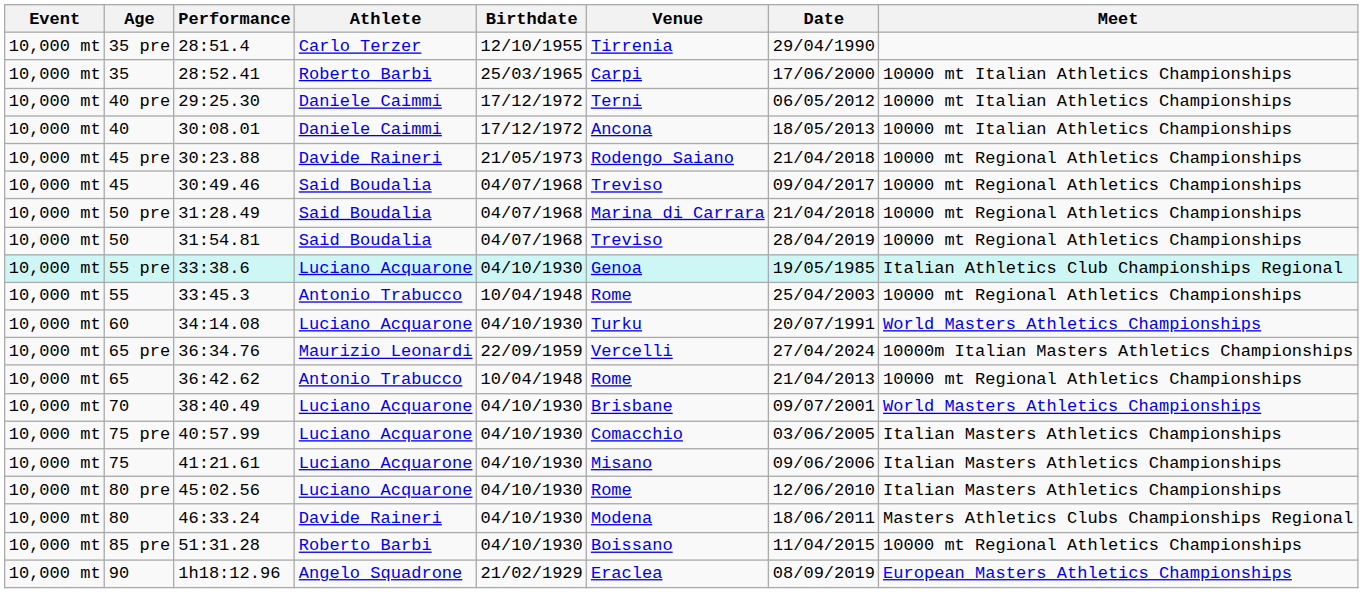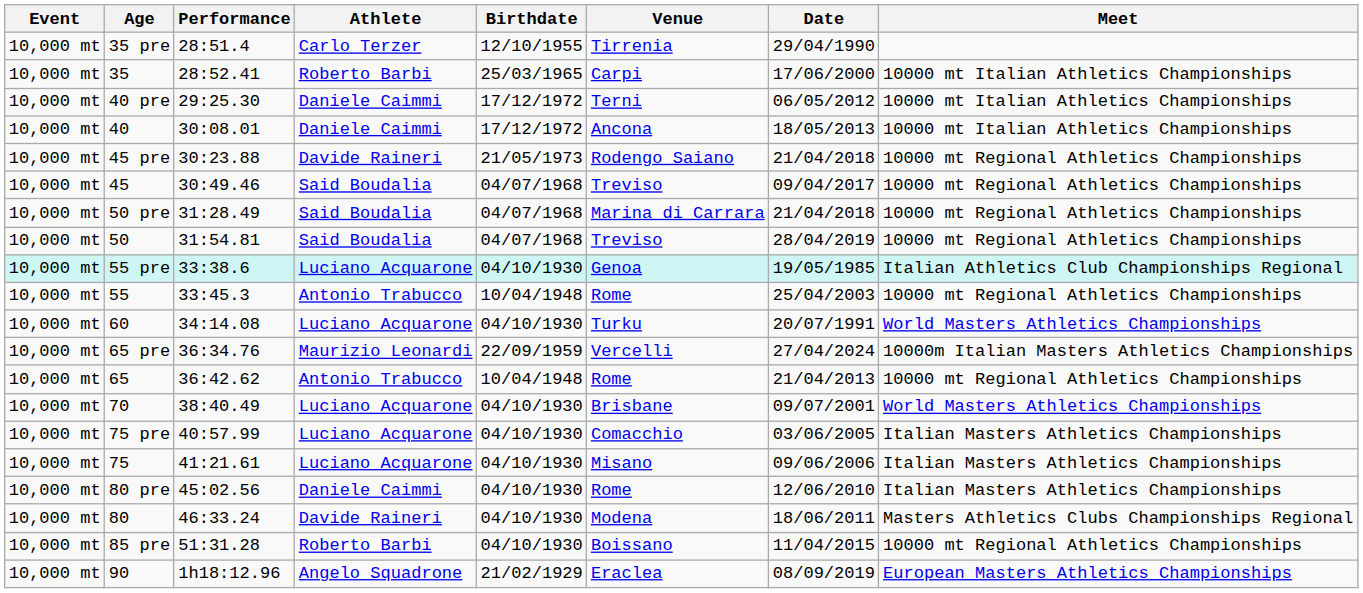(386, 490) Luciano Acquarone -> (370, 490) Daniele Caimmi
